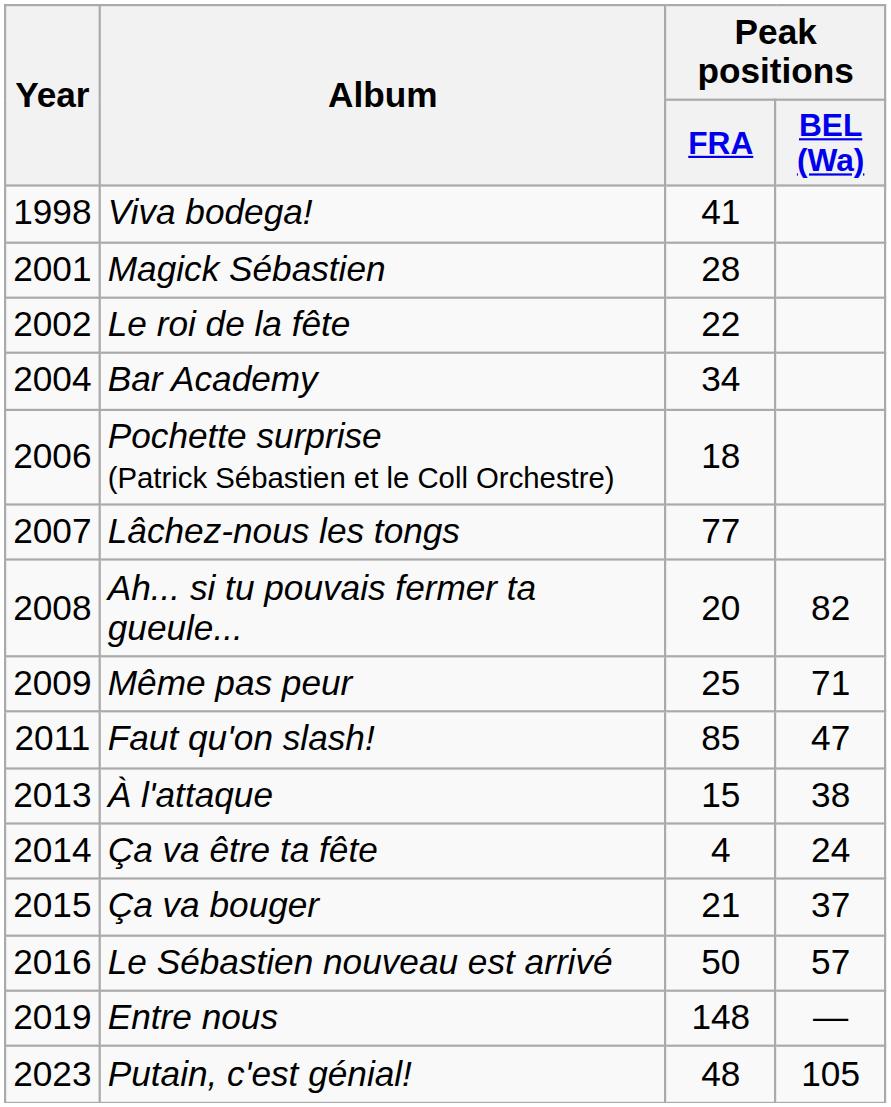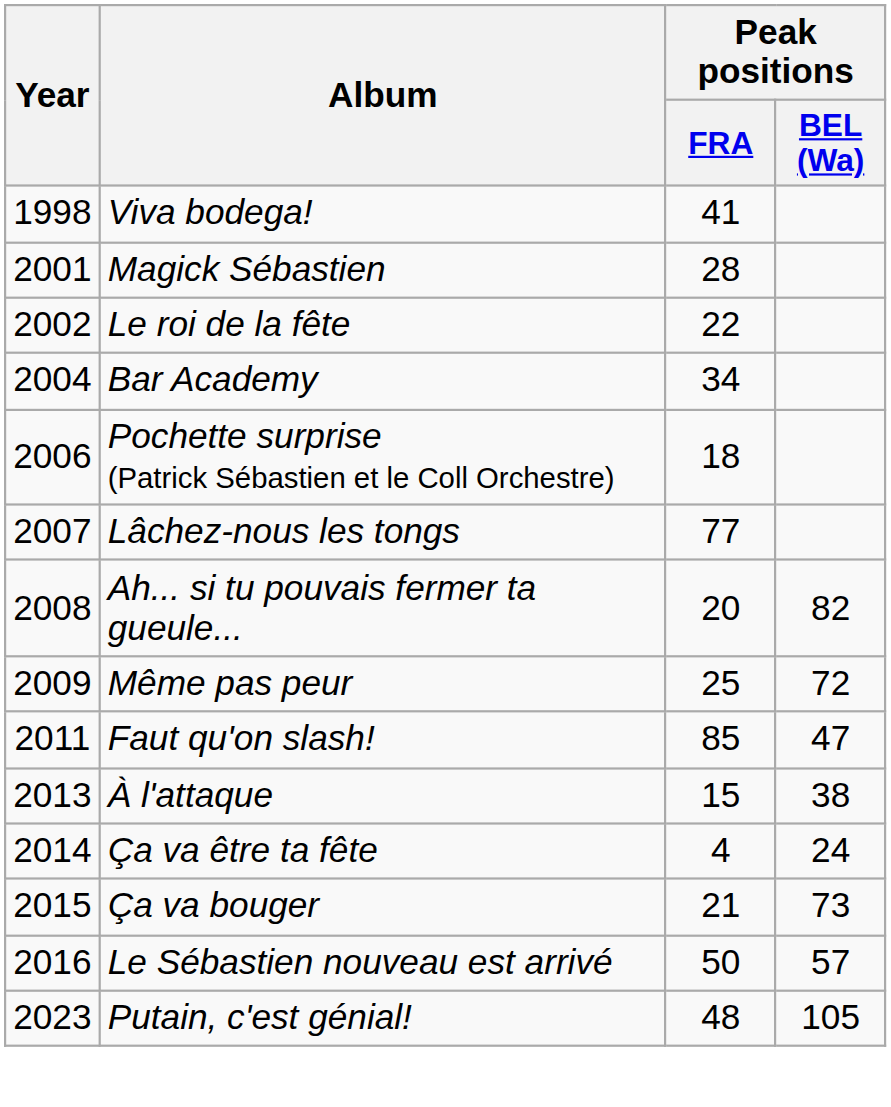(831, 683) 71 -> (831, 683) 72
(831, 906) 37 -> (831, 906) 73
- row: (193, 1018)
